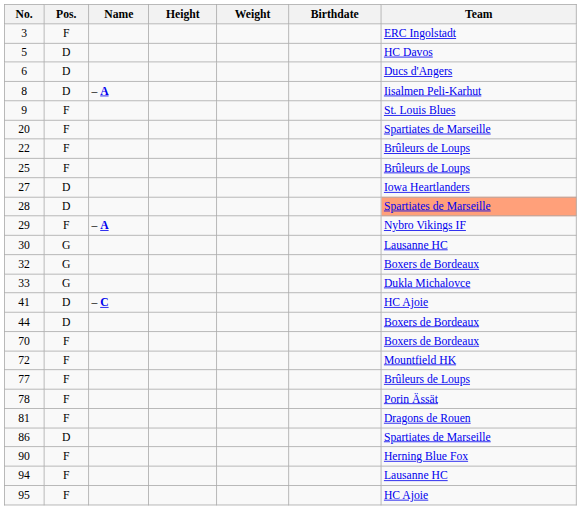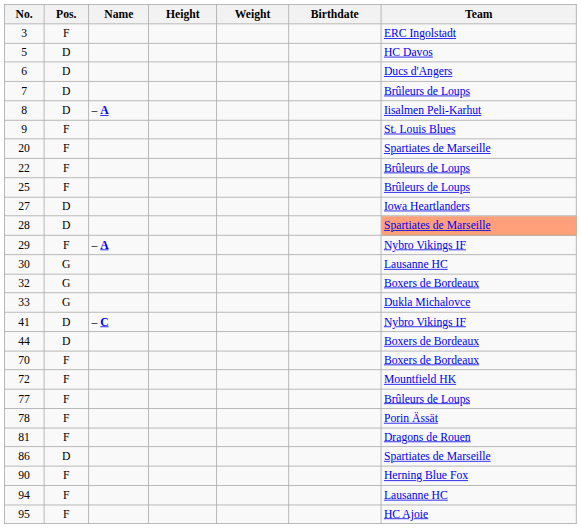+ row: (24, 91)
(406, 303) HC Ajoie -> (425, 322) Nybro Vikings IF
